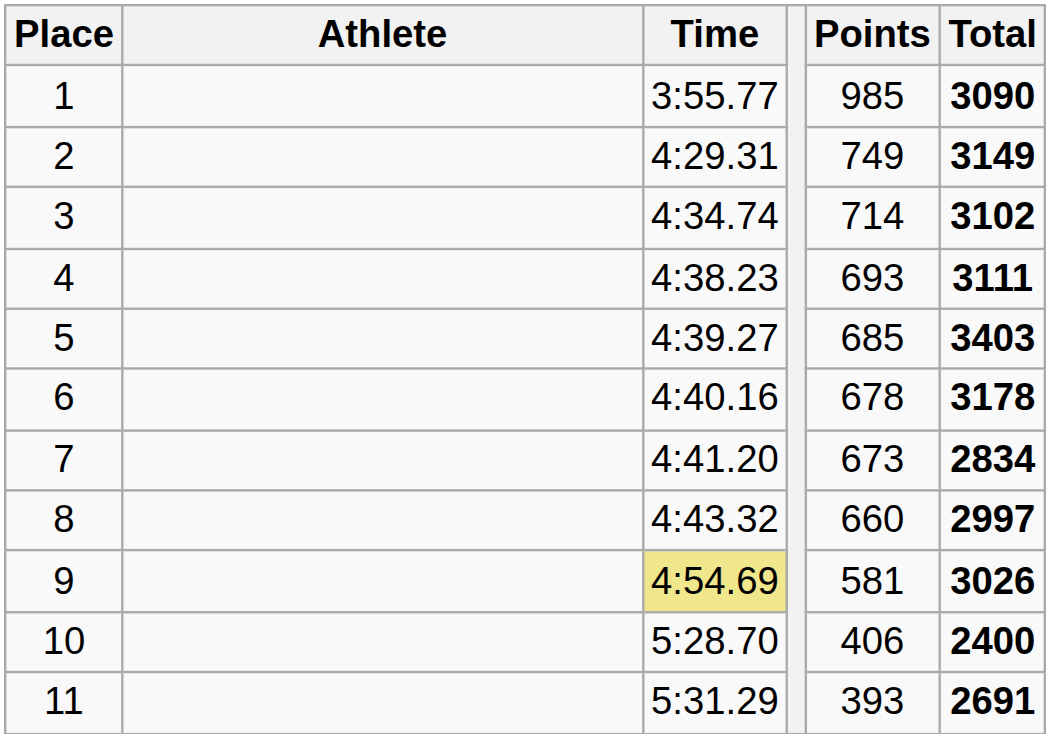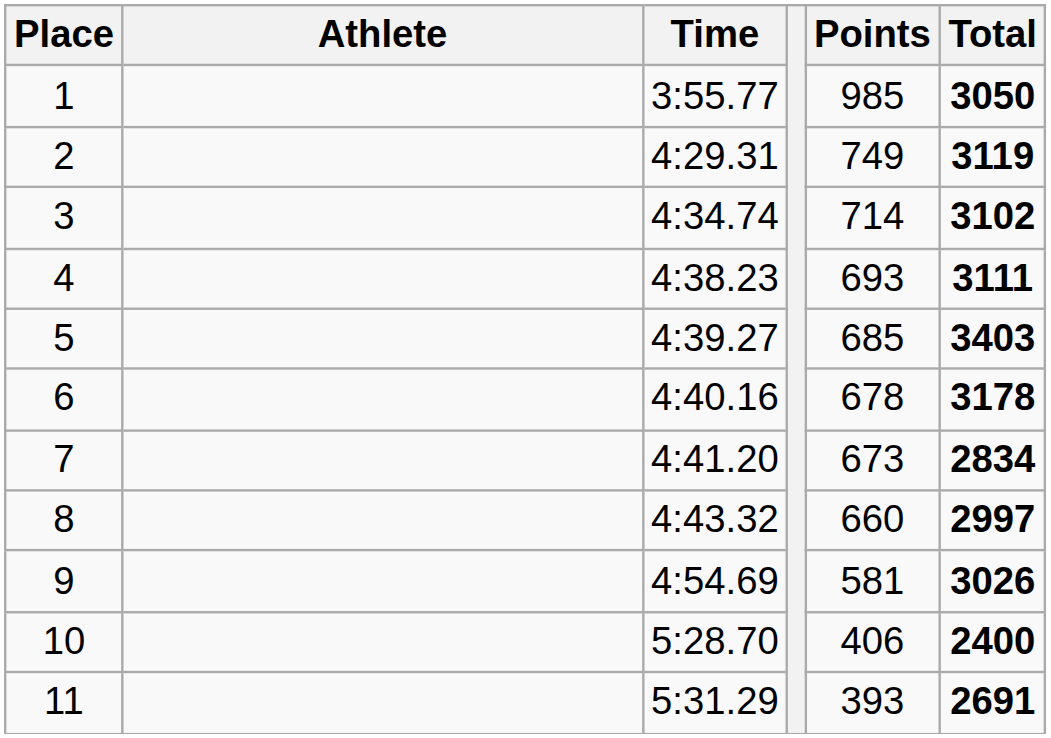(993, 95) 3090 -> (993, 95) 3050
(993, 156) 3149 -> (993, 156) 3119
(715, 580) khaki background -> (715, 580) no background
